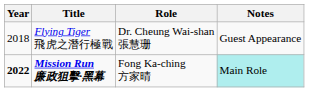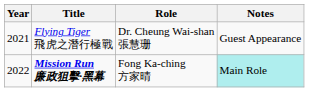(18, 38) 2018 -> (18, 38) 2021
(18, 70) bold -> (18, 70) normal
